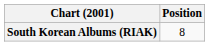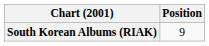(182, 31) 8 -> (182, 31) 9
